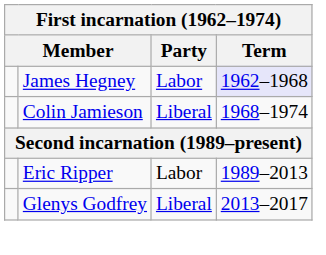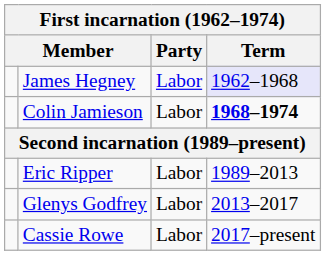(184, 111) Liberal -> (179, 111) Labor
(264, 111) normal -> (255, 111) bold
(184, 204) Liberal -> (179, 204) Labor
+ row: (73, 234)
